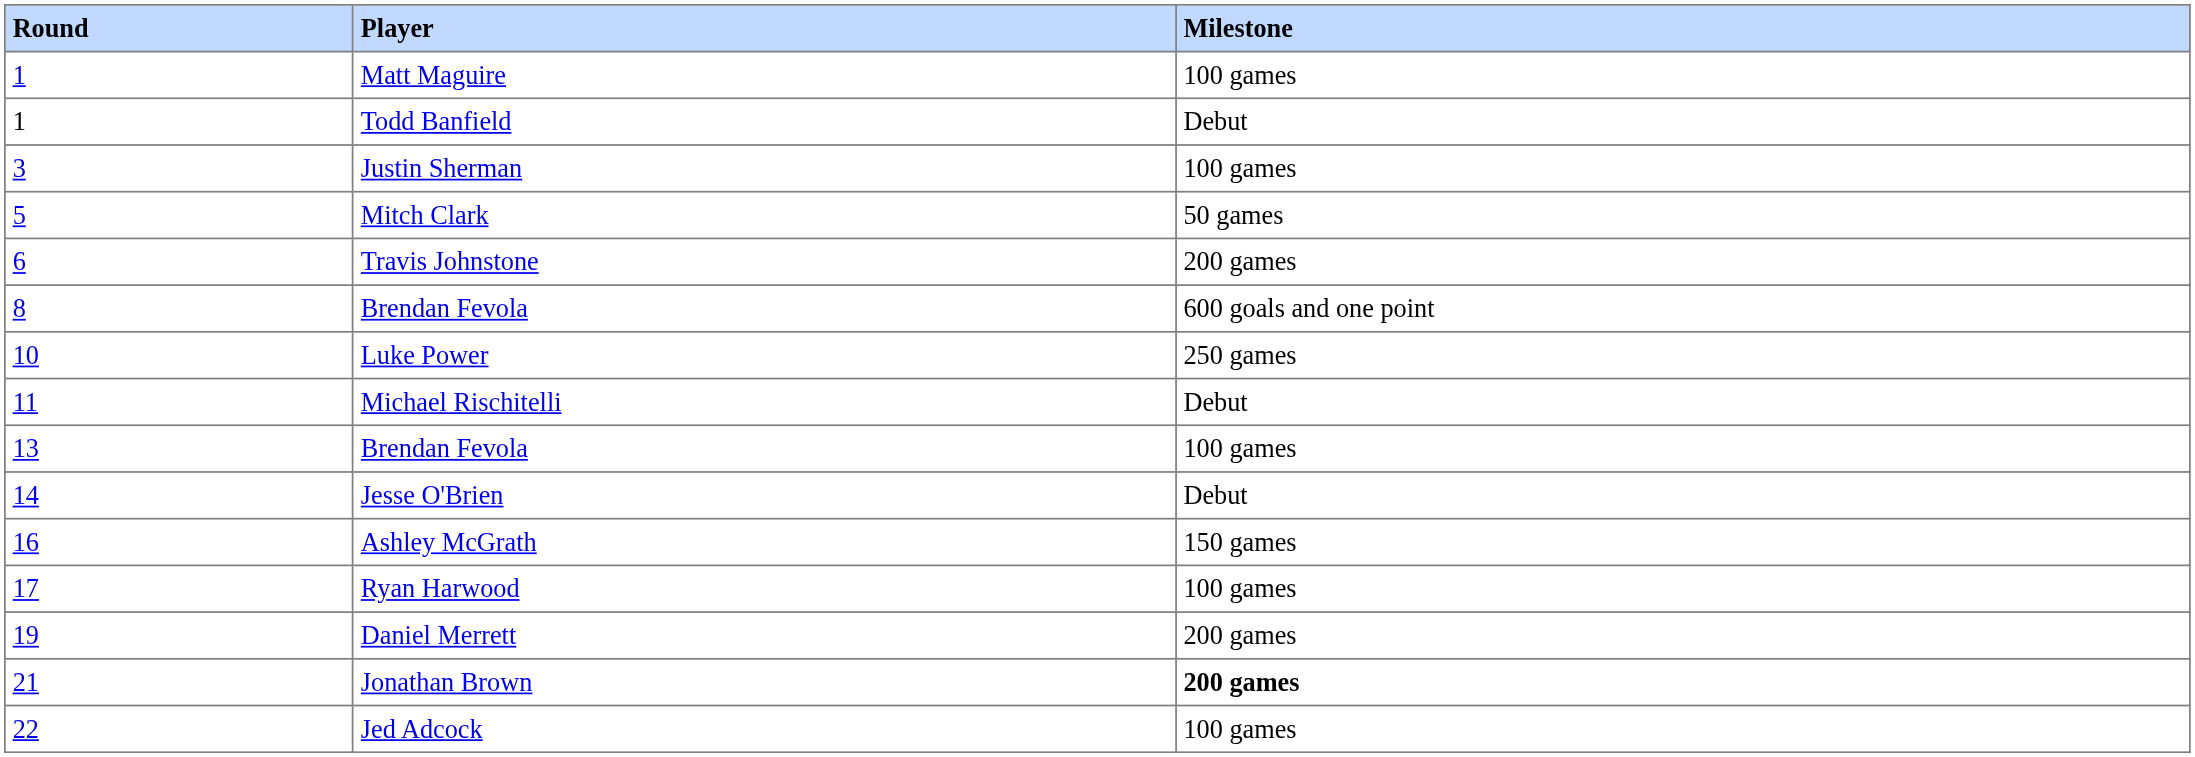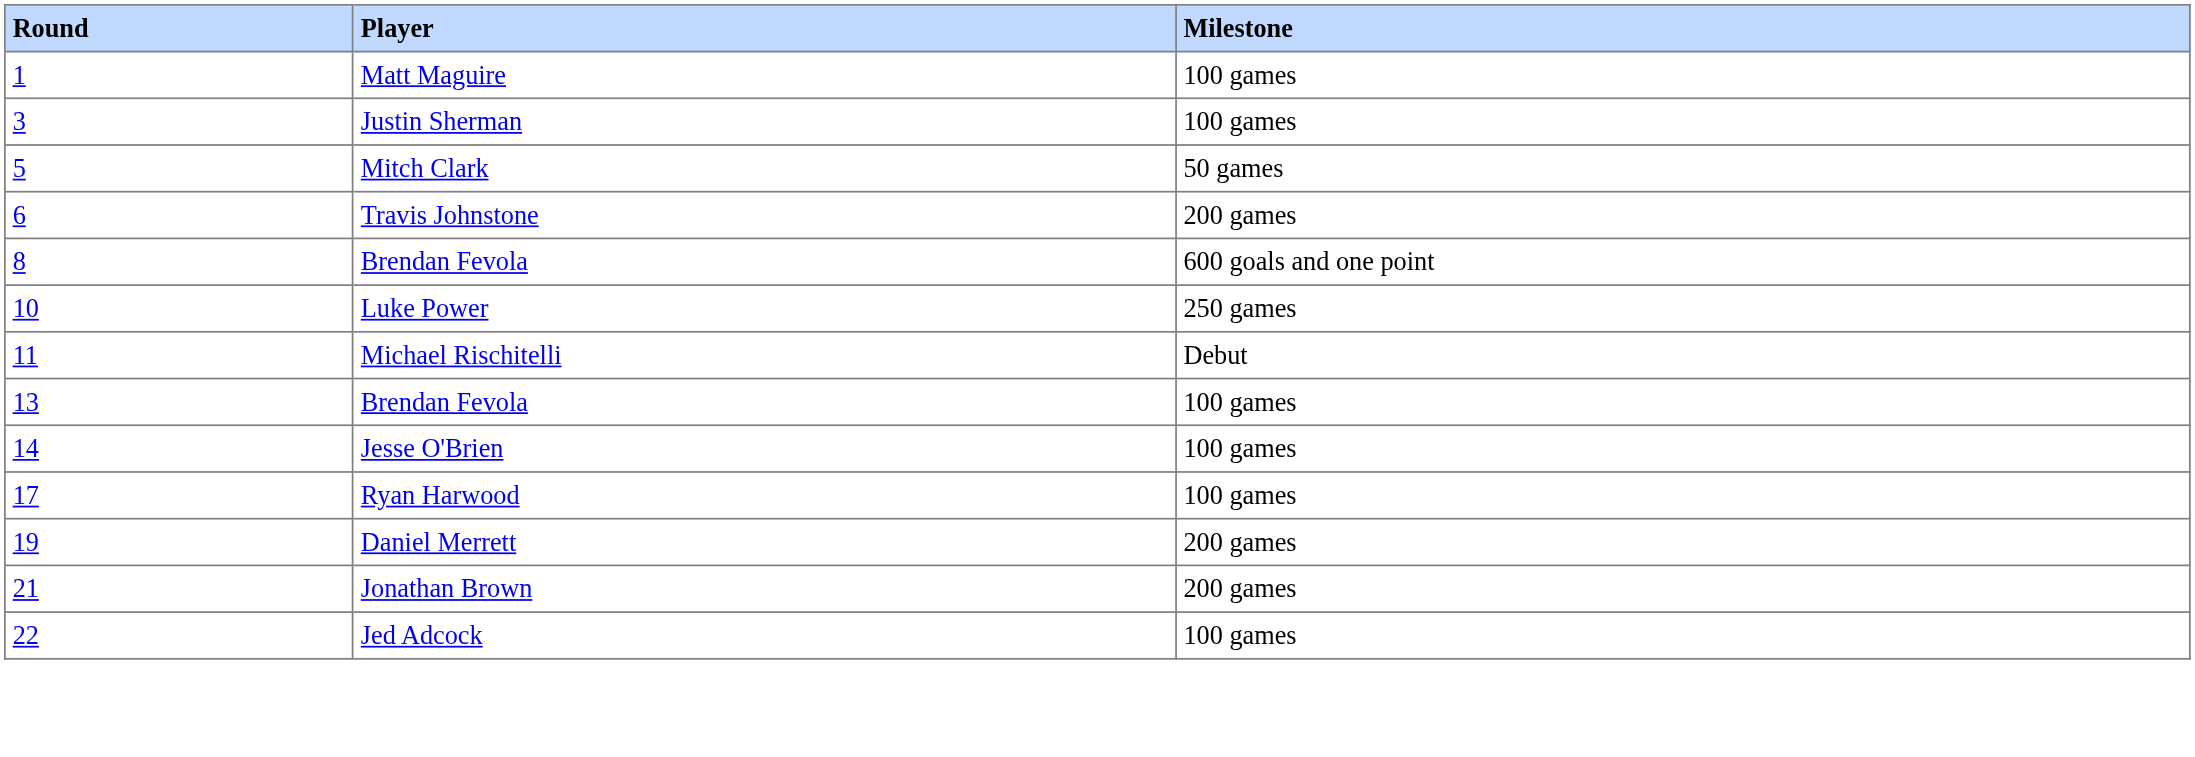- row: (19, 121)
(1216, 494) Debut -> (1240, 448) 100 games
- row: (26, 541)
(1241, 681) bold -> (1240, 588) normal
